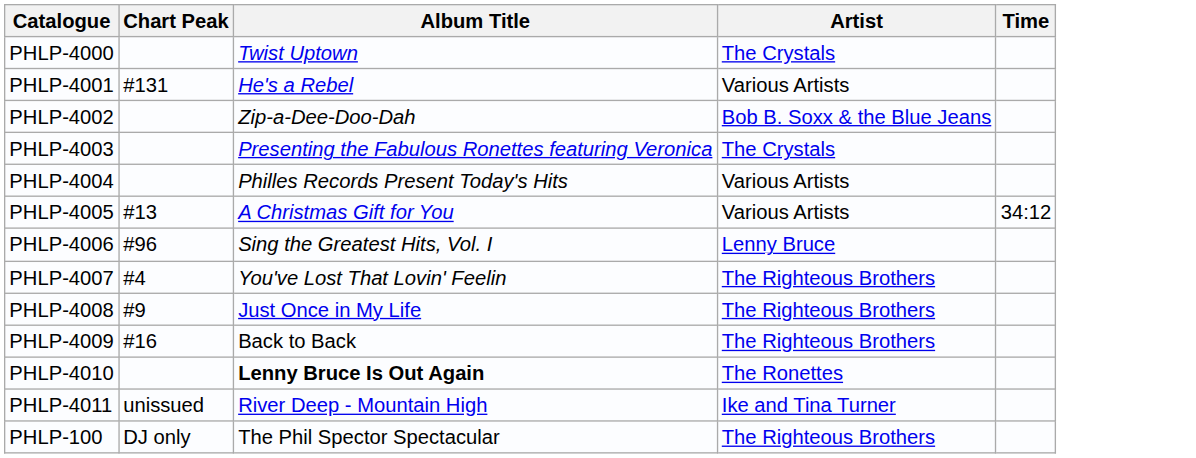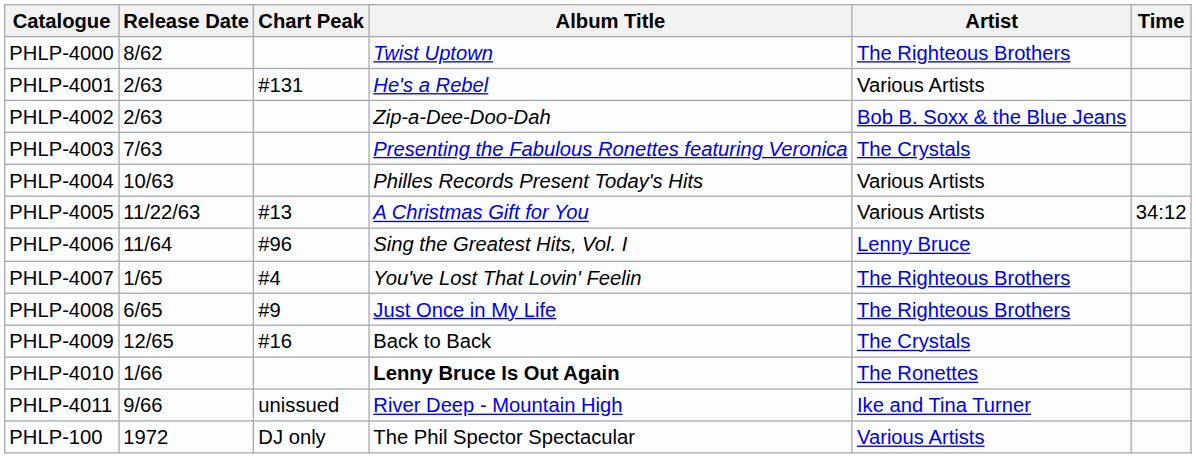+ column: (186, 21)
(778, 53) The Crystals -> (964, 53) The Righteous Brothers
(828, 341) The Righteous Brothers -> (914, 341) The Crystals
(828, 437) The Righteous Brothers -> (921, 437) Various Artists
